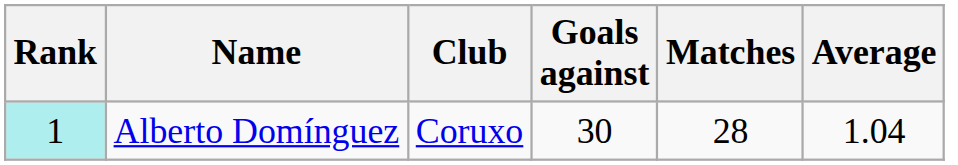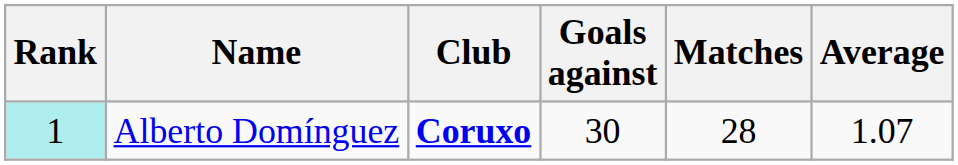(470, 130) normal -> (474, 130) bold
(874, 130) 1.04 -> (882, 130) 1.07
